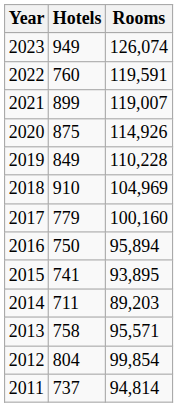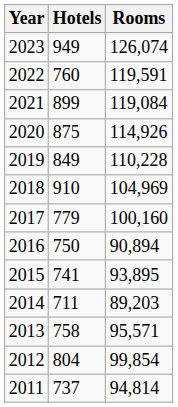(139, 103) 119,007 -> (139, 103) 119,084
(134, 246) 95,894 -> (134, 246) 90,894
